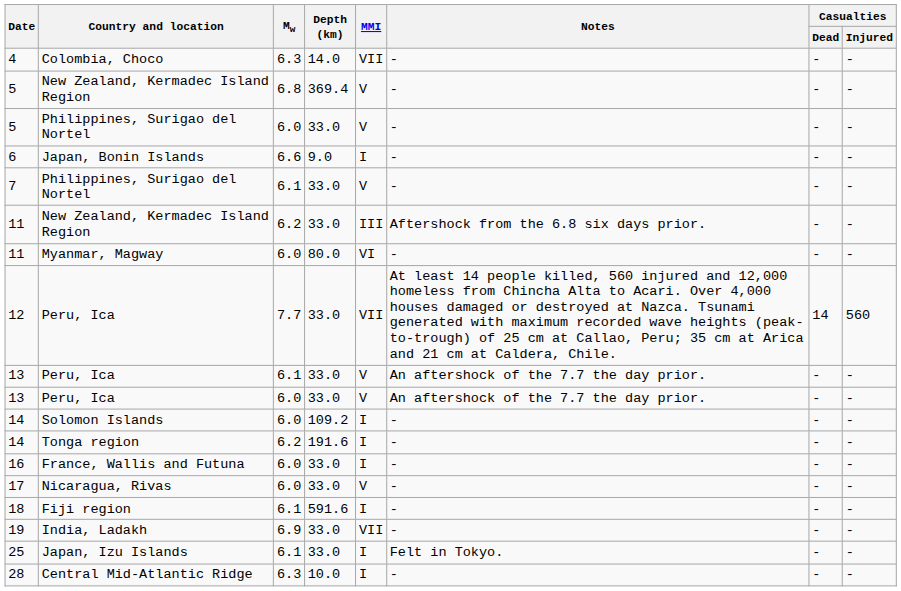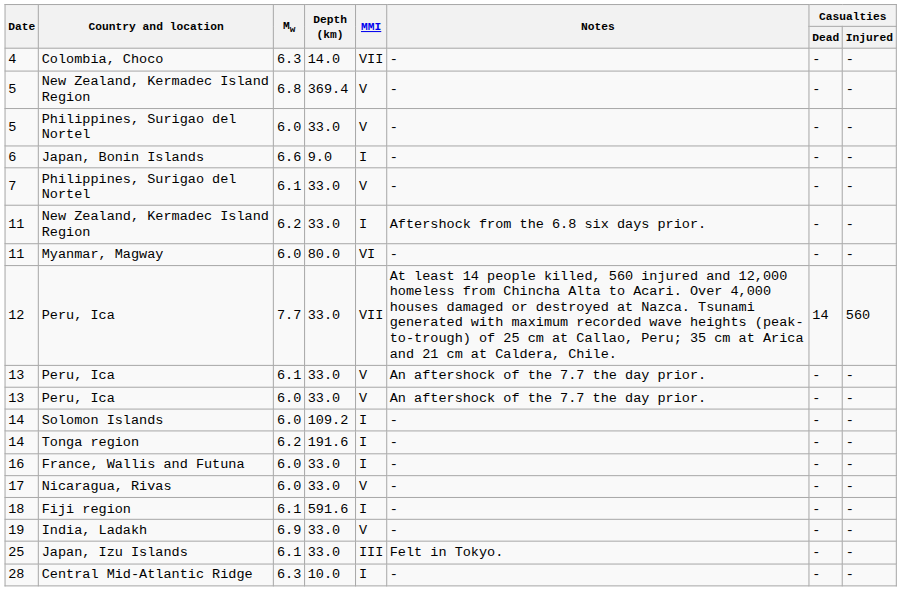(371, 224) III -> (363, 224) I
(371, 531) VII -> (363, 531) V
(363, 553) I -> (371, 553) III
